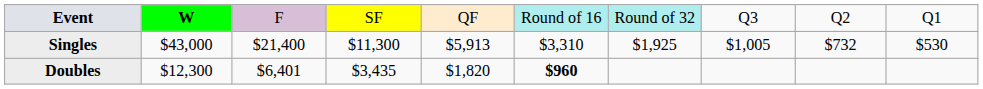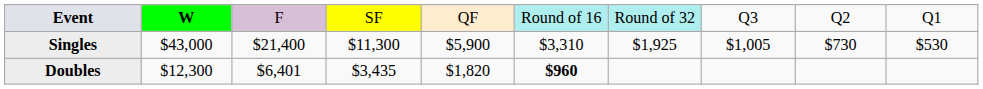(468, 44) $5,913 -> (468, 44) $5,900
(840, 44) $732 -> (840, 44) $730
